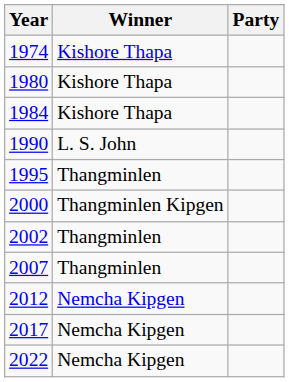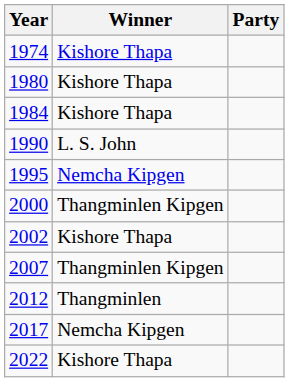(109, 174) Thangminlen -> (121, 174) Nemcha Kipgen
(109, 236) Thangminlen -> (115, 236) Kishore Thapa
(109, 267) Thangminlen -> (140, 267) Thangminlen Kipgen
(121, 298) Nemcha Kipgen -> (109, 298) Thangminlen
(121, 360) Nemcha Kipgen -> (115, 360) Kishore Thapa
